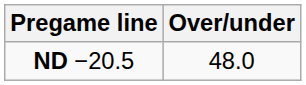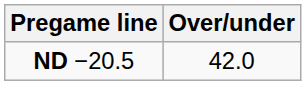(232, 60) 48.0 -> (232, 60) 42.0
